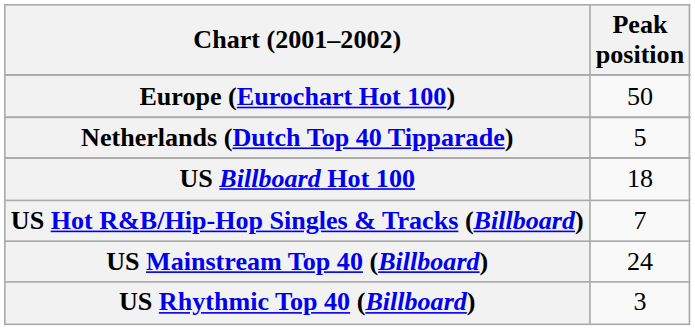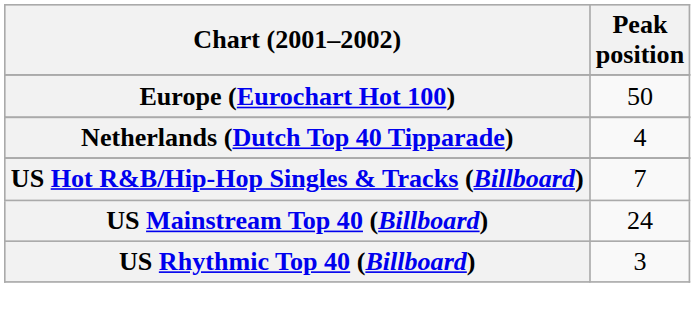(640, 137) 5 -> (640, 137) 4
- row: (297, 178)
